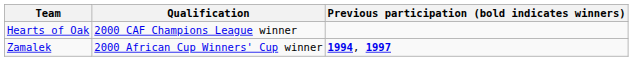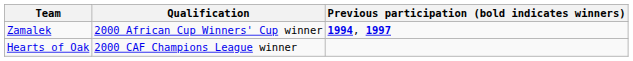rows swapped: (48, 30) <-> (29, 47)
